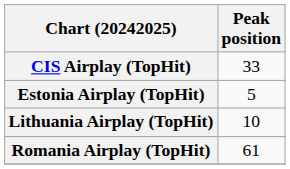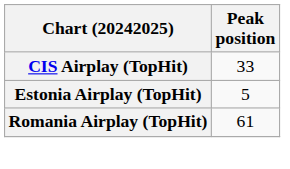- row: (111, 121)
